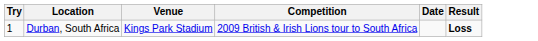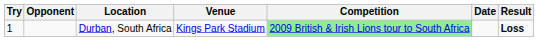+ column: (50, 12)
(317, 28) no background -> (370, 28) lightgreen background
